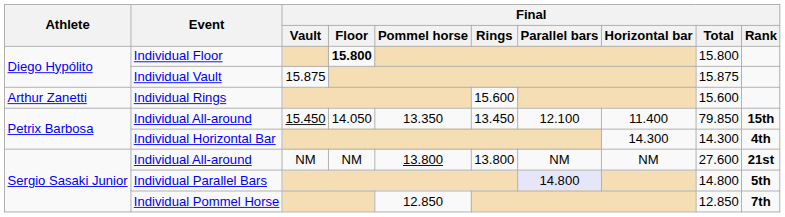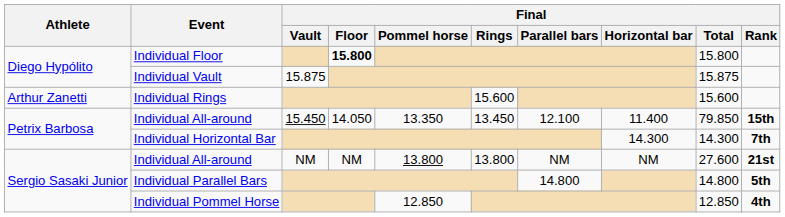(761, 139) 4th -> (761, 139) 7th
(559, 181) lavender background -> (559, 181) no background
(761, 202) 7th -> (761, 202) 4th
